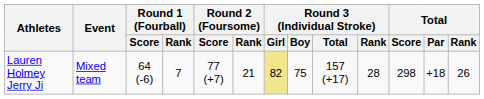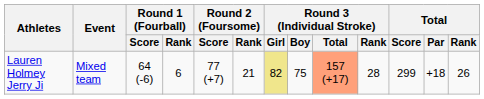(178, 73) 7 -> (178, 73) 6
(335, 73) no background -> (335, 73) lightsalmon background
(406, 73) 298 -> (406, 73) 299
